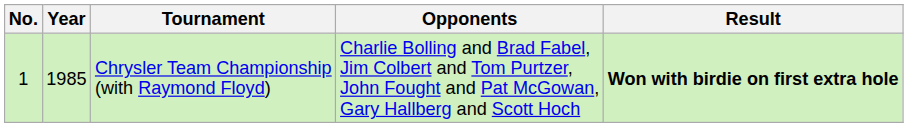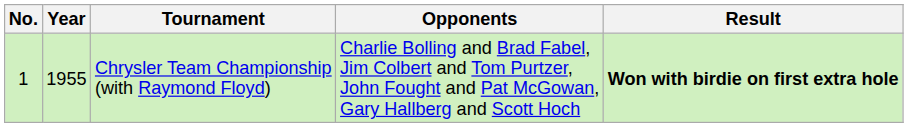(66, 78) 1985 -> (66, 78) 1955
